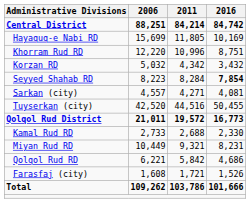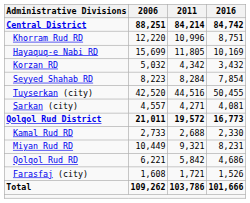rows swapped: (56, 38) <-> (48, 52)
(231, 79) bold -> (231, 79) normal
rows swapped: (46, 92) <-> (53, 106)
